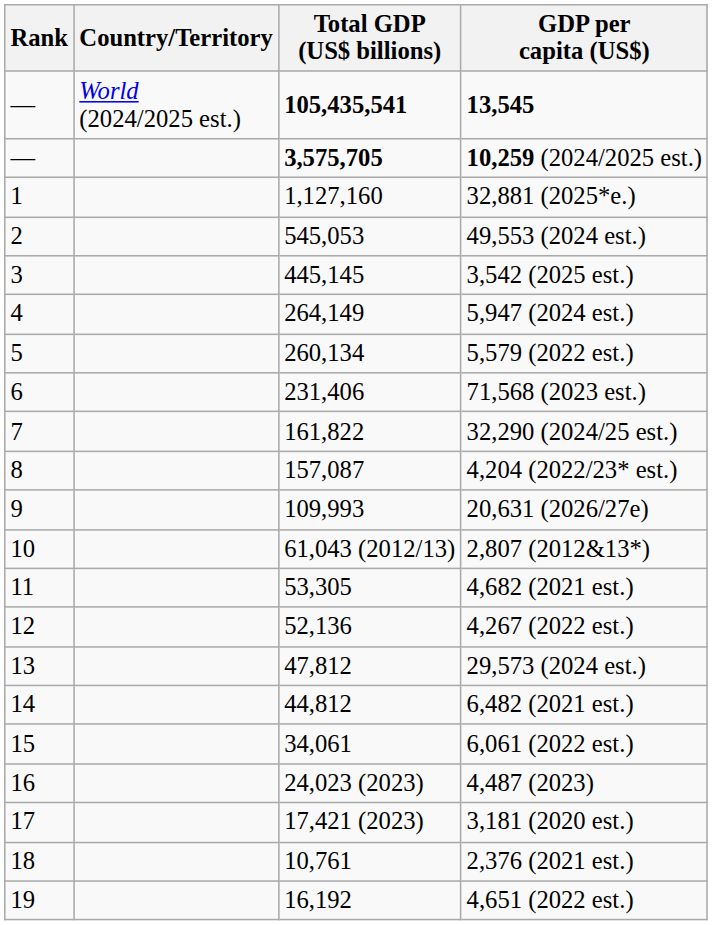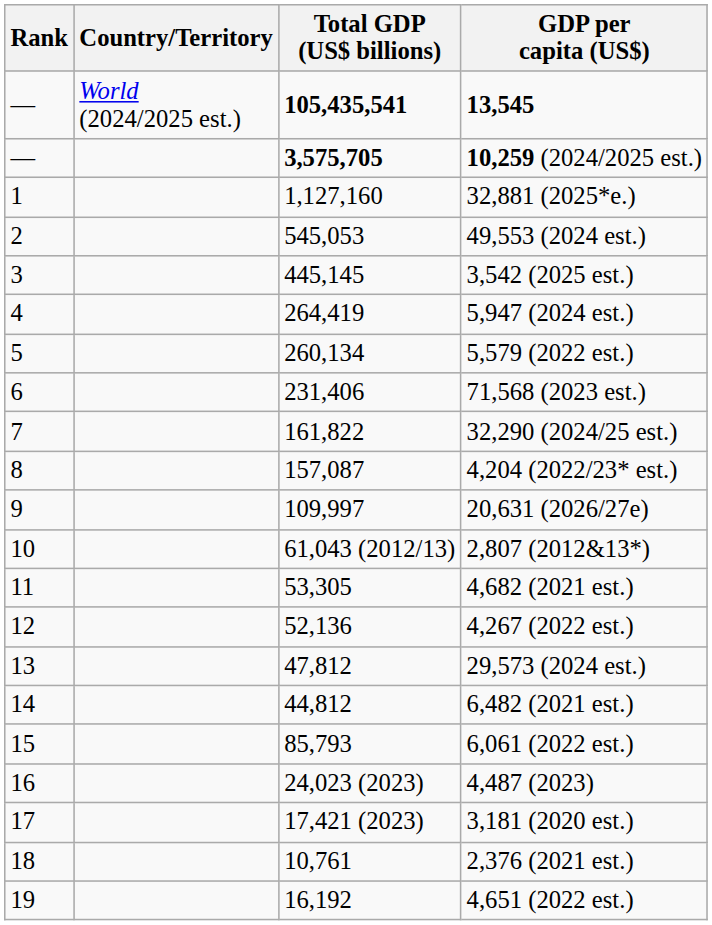(324, 313) 264,149 -> (324, 313) 264,419
(324, 509) 109,993 -> (324, 509) 109,997
(318, 743) 34,061 -> (318, 743) 85,793
